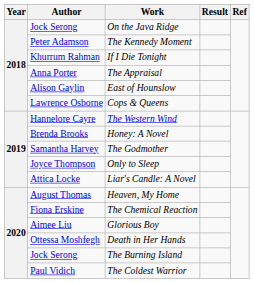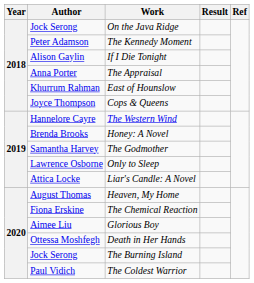(65, 57) Khurrum Rahman -> (57, 57) Alison Gaylin
(57, 88) Alison Gaylin -> (65, 88) Khurrum Rahman
(67, 103) Lawrence Osborne -> (63, 103) Joyce Thompson
(63, 164) Joyce Thompson -> (67, 164) Lawrence Osborne
